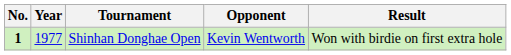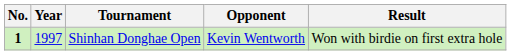(48, 38) 1977 -> (48, 38) 1997
